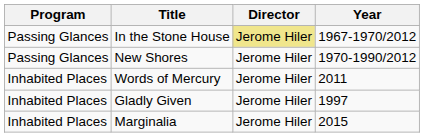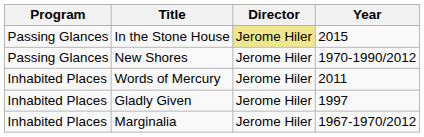(367, 36) 1967-1970/2012 -> (333, 36) 2015
(333, 121) 2015 -> (367, 121) 1967-1970/2012
